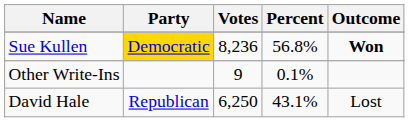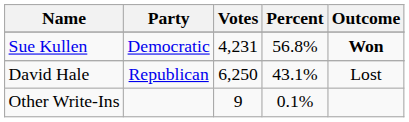(169, 46) gold background -> (169, 46) no background
(238, 46) 8,236 -> (238, 46) 4,231
rows swapped: (49, 102) <-> (64, 74)
